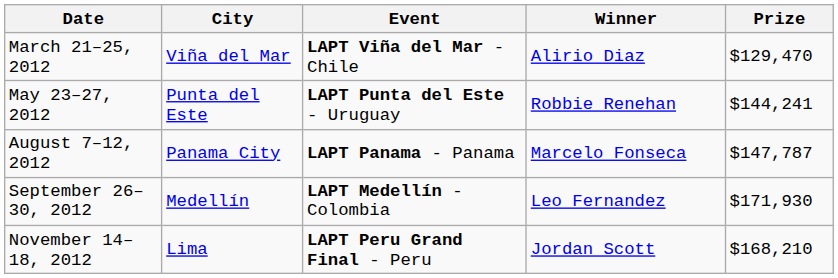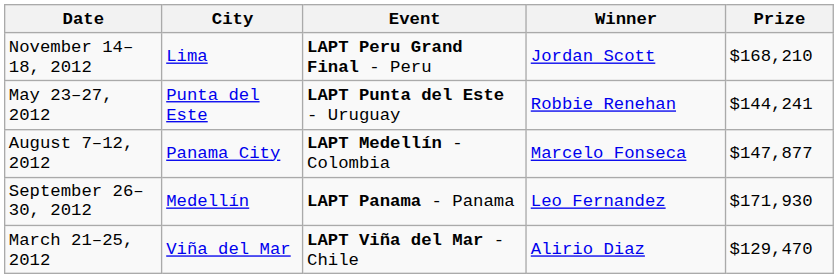rows swapped: (71, 57) <-> (71, 249)
(411, 153) LAPT Panama - Panama -> (385, 153) LAPT Medellín - Colombia
(771, 153) $147,787 -> (771, 153) $147,877
(385, 201) LAPT Medellín - Colombia -> (411, 201) LAPT Panama - Panama
